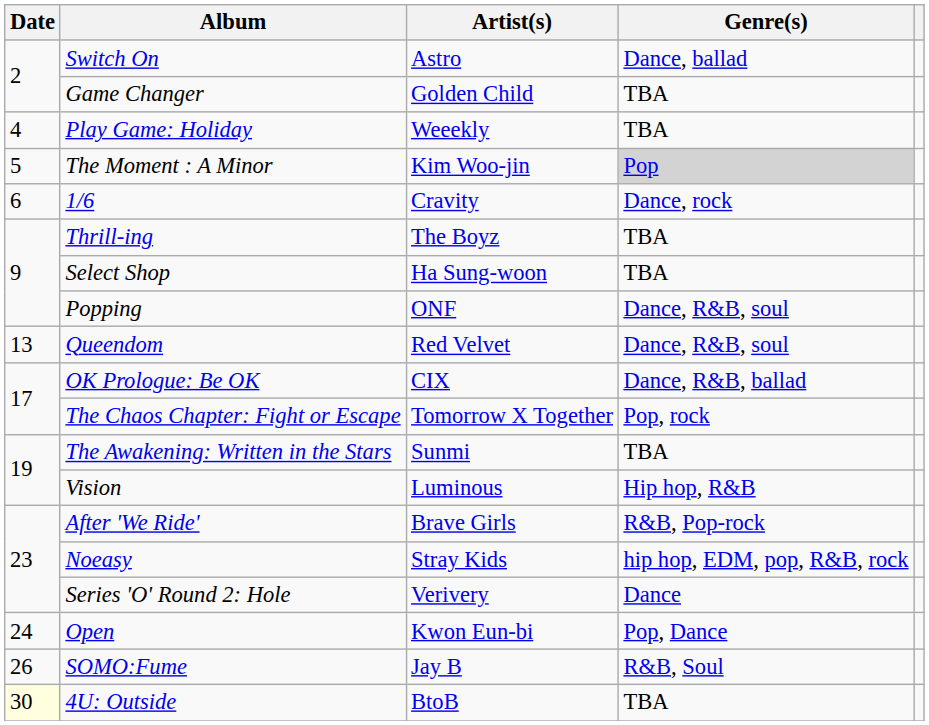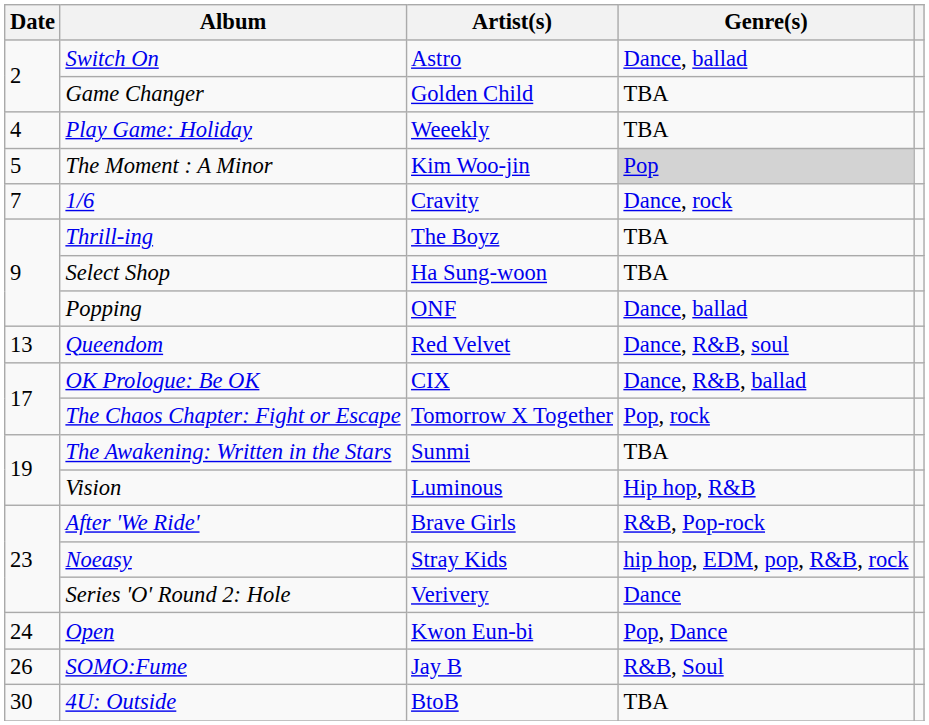(16, 201) 6 -> (16, 201) 7
(706, 308) Dance, R&B, soul -> (685, 308) Dance, ballad
(21, 702) lightyellow background -> (21, 702) no background
